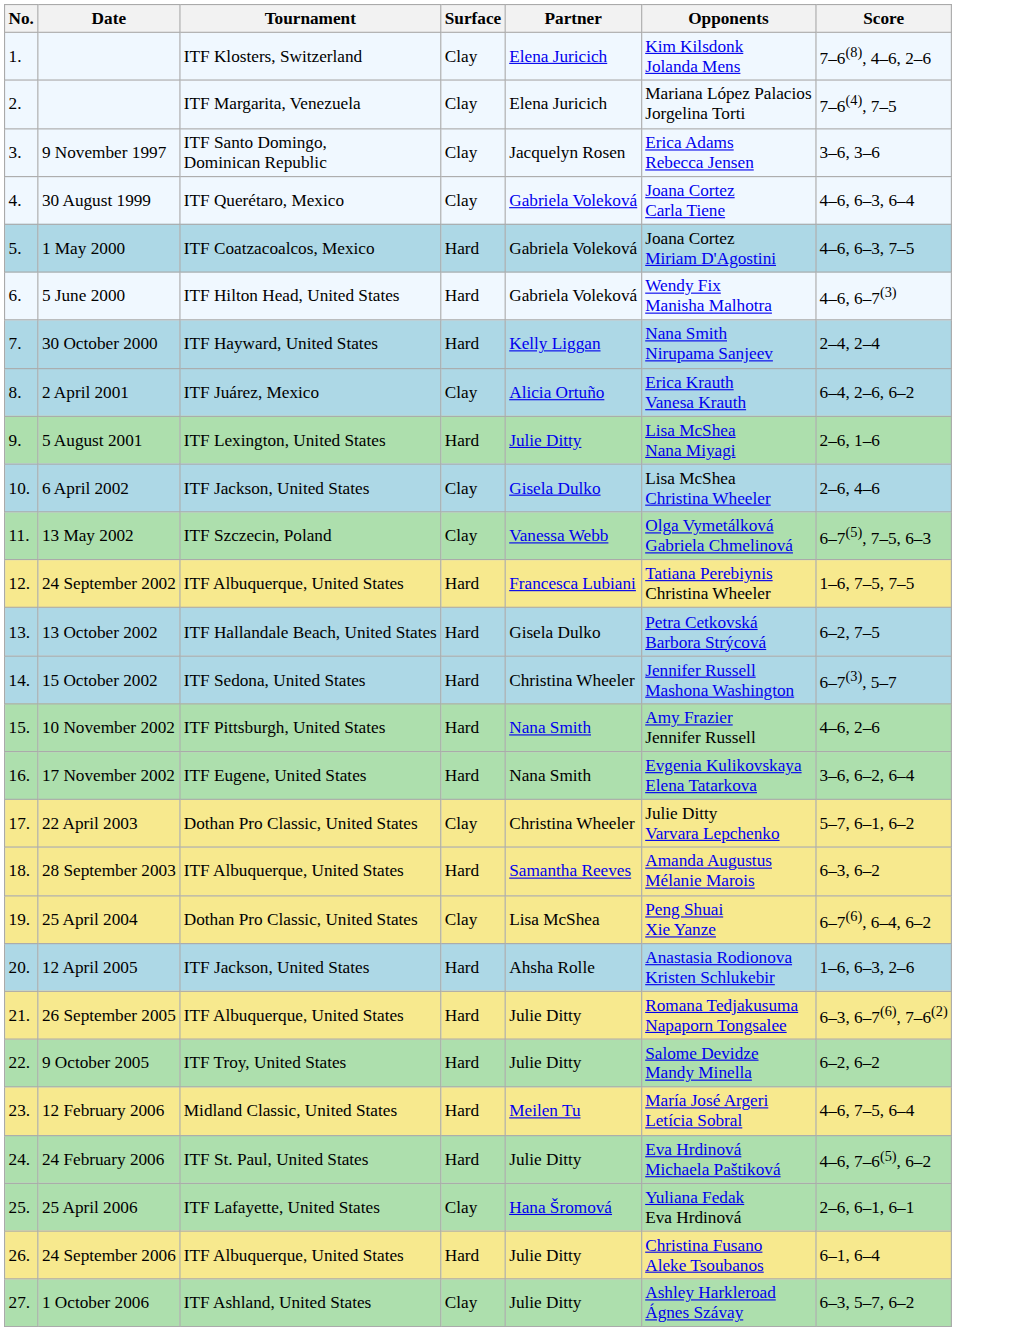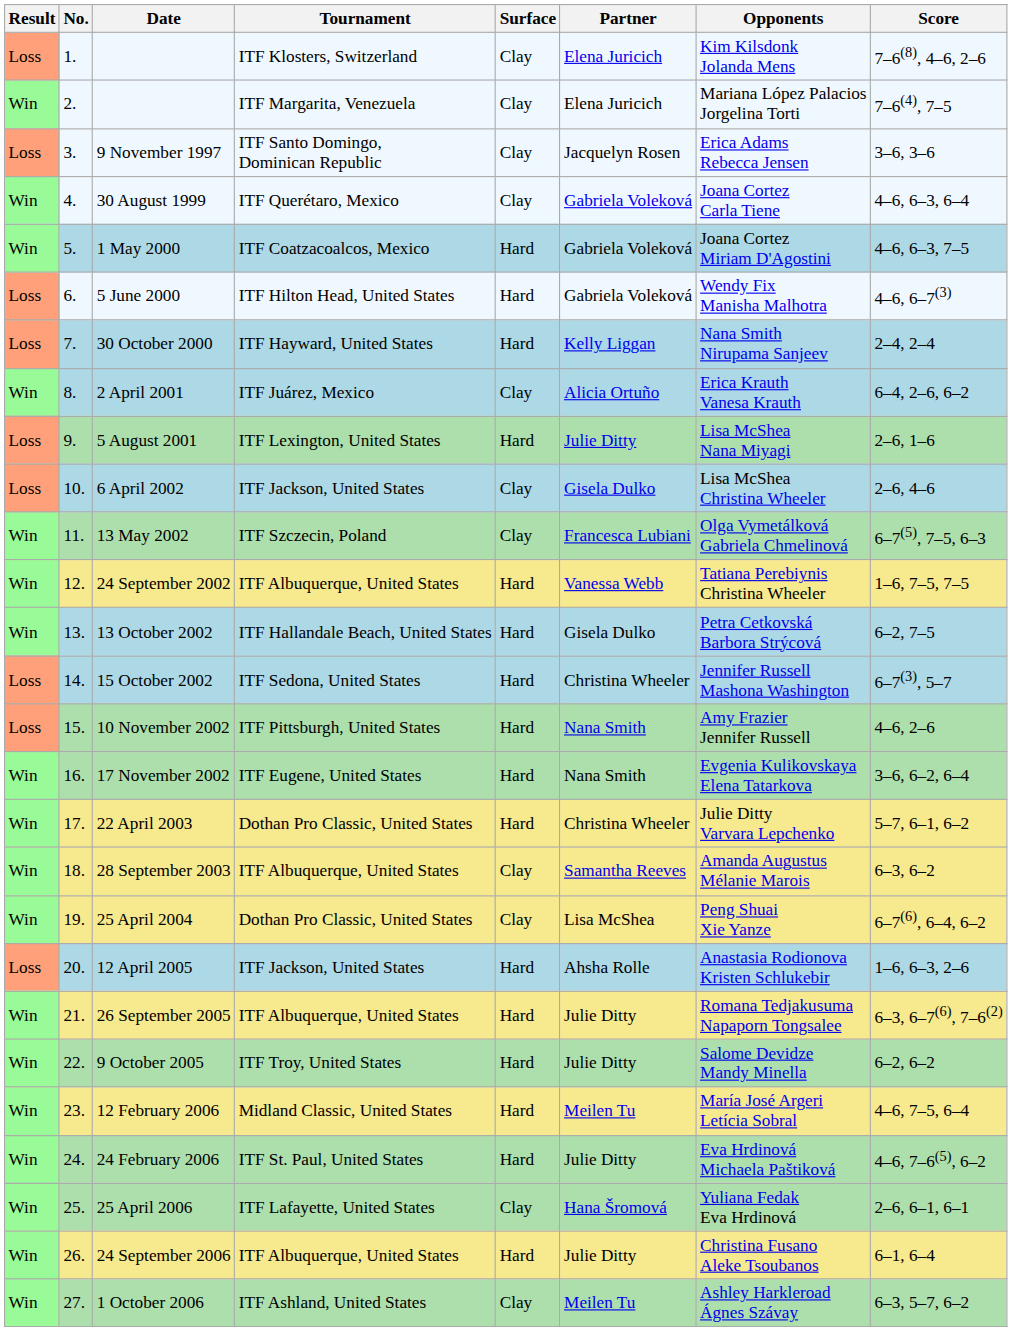+ column: (32, 17)
(559, 535) Vanessa Webb -> (627, 535) Francesca Lubiani
(573, 583) Francesca Lubiani -> (614, 583) Vanessa Webb
(461, 822) Clay -> (517, 822) Hard
(462, 870) Hard -> (516, 870) Clay
(545, 1302) Julie Ditty -> (600, 1302) Meilen Tu
